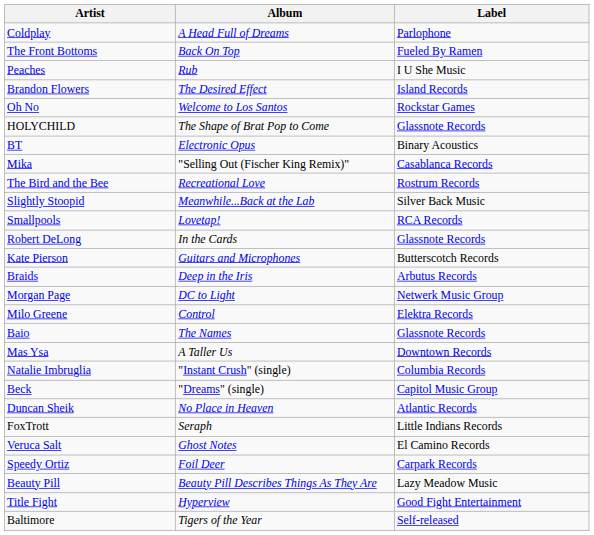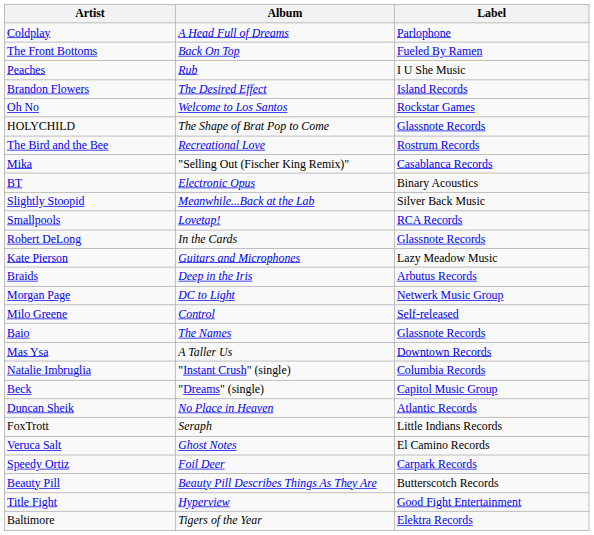rows swapped: (58, 182) <-> (15, 145)
(448, 257) Butterscotch Records -> (447, 257) Lazy Meadow Music
(435, 314) Elektra Records -> (428, 314) Self-released
(447, 483) Lazy Meadow Music -> (448, 483) Butterscotch Records
(428, 520) Self-released -> (435, 520) Elektra Records
